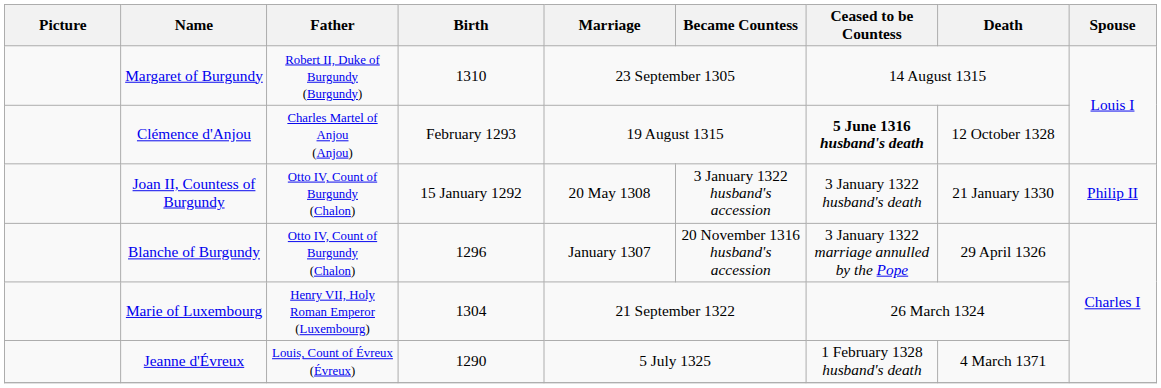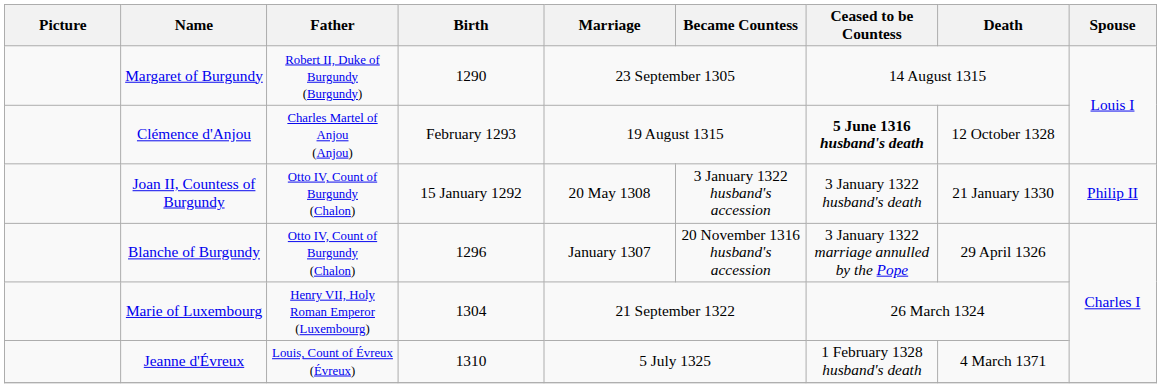(471, 75) 1310 -> (471, 75) 1290
(471, 361) 1290 -> (471, 361) 1310
